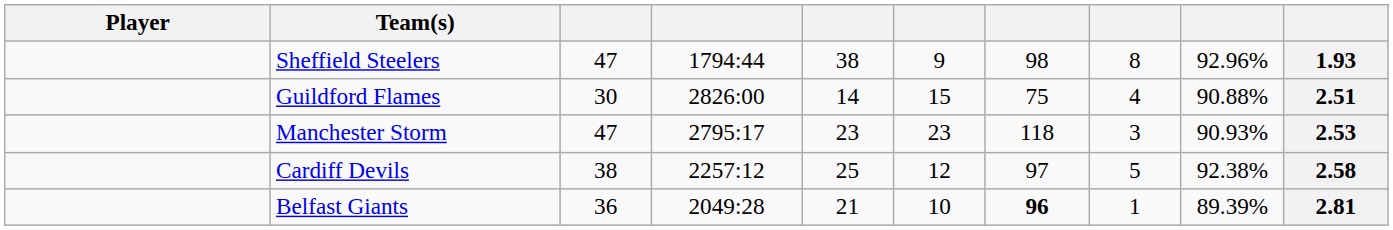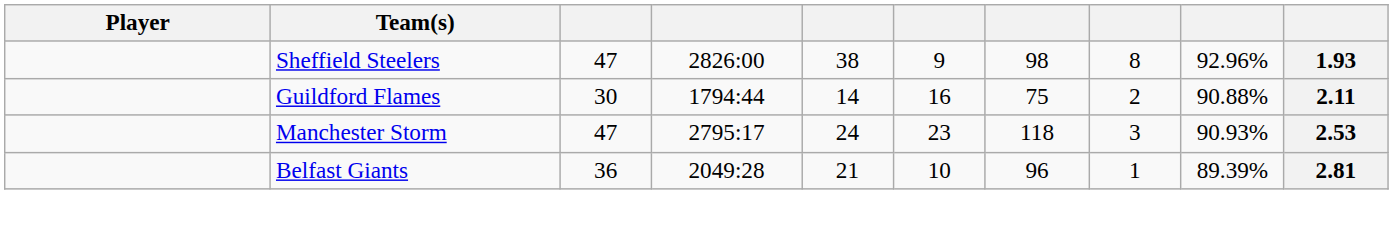(727, 59) 1794:44 -> (727, 59) 2826:00
(727, 96) 2826:00 -> (727, 96) 1794:44
(939, 96) 15 -> (939, 96) 16
(1135, 96) 4 -> (1135, 96) 2
(1336, 96) 2.51 -> (1336, 96) 2.11
(847, 133) 23 -> (847, 133) 24
- row: (342, 170)
(1037, 206) bold -> (1037, 170) normal
